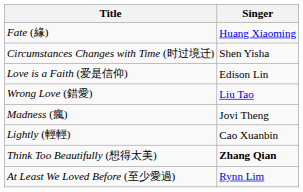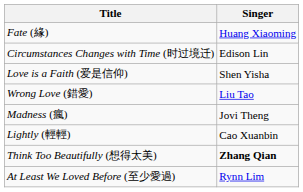(244, 53) Shen Yisha -> (244, 53) Edison Lin
(244, 74) Edison Lin -> (244, 74) Shen Yisha
